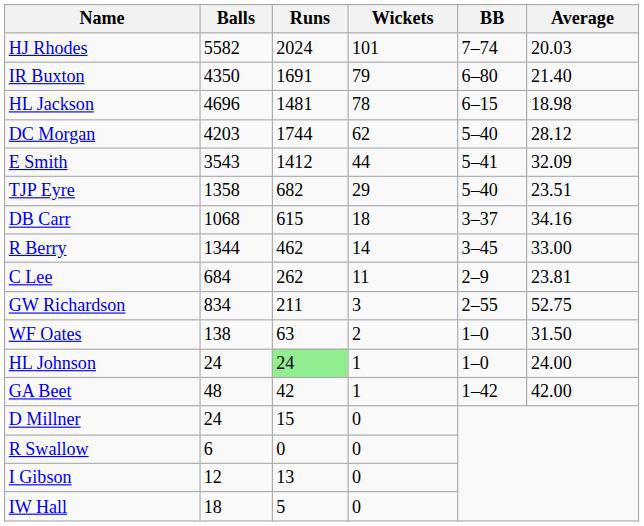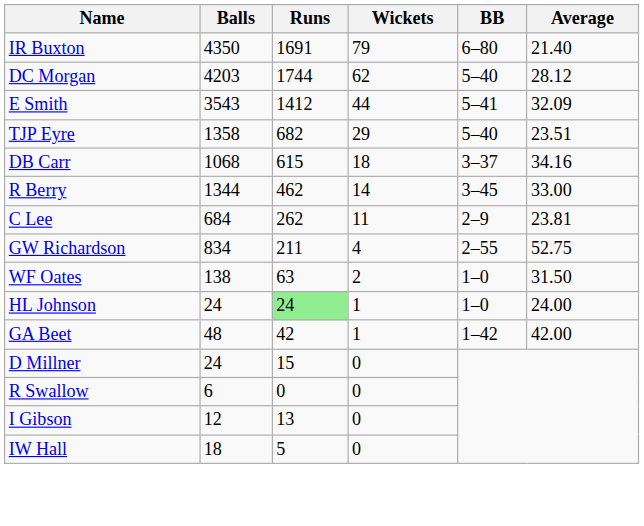- row: (48, 47)
- row: (51, 104)
(357, 305) 3 -> (357, 248) 4
